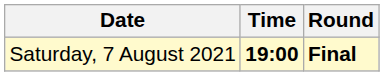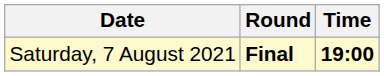columns swapped: (272, 20) <-> (341, 20)
